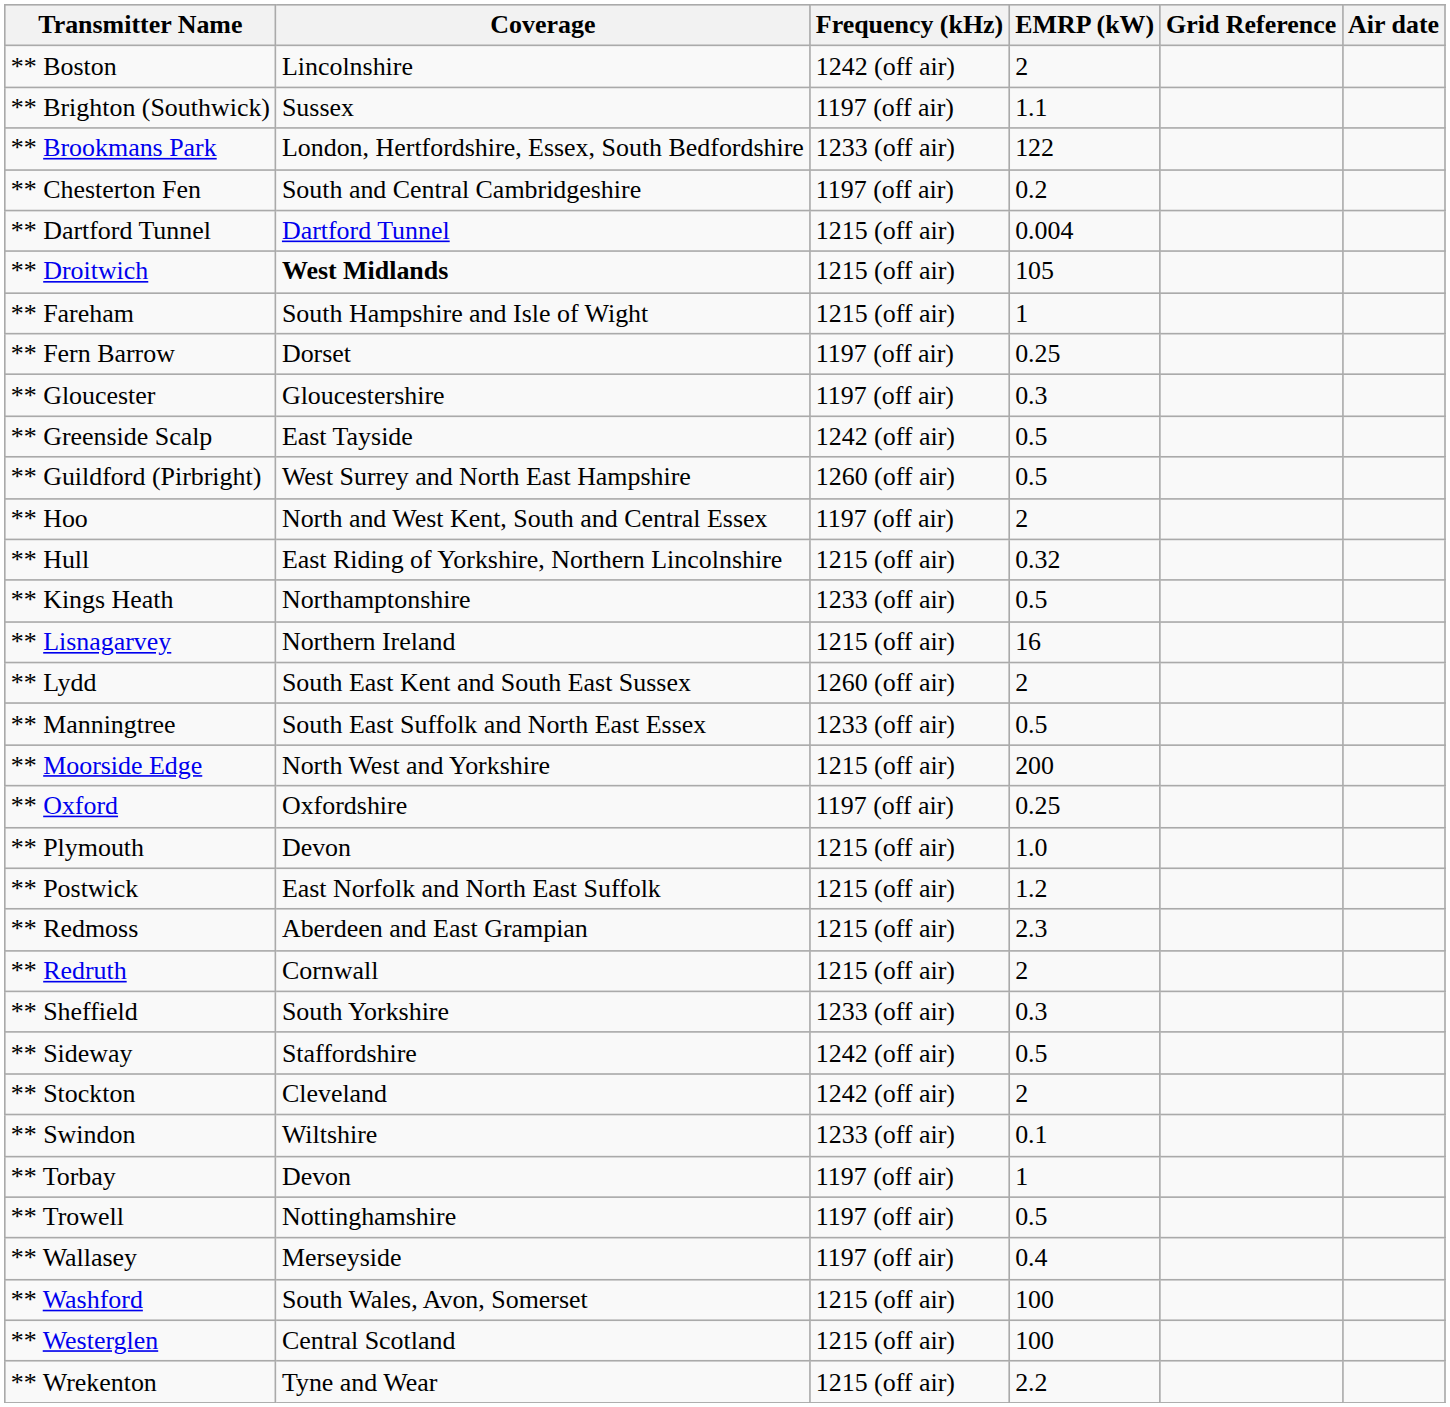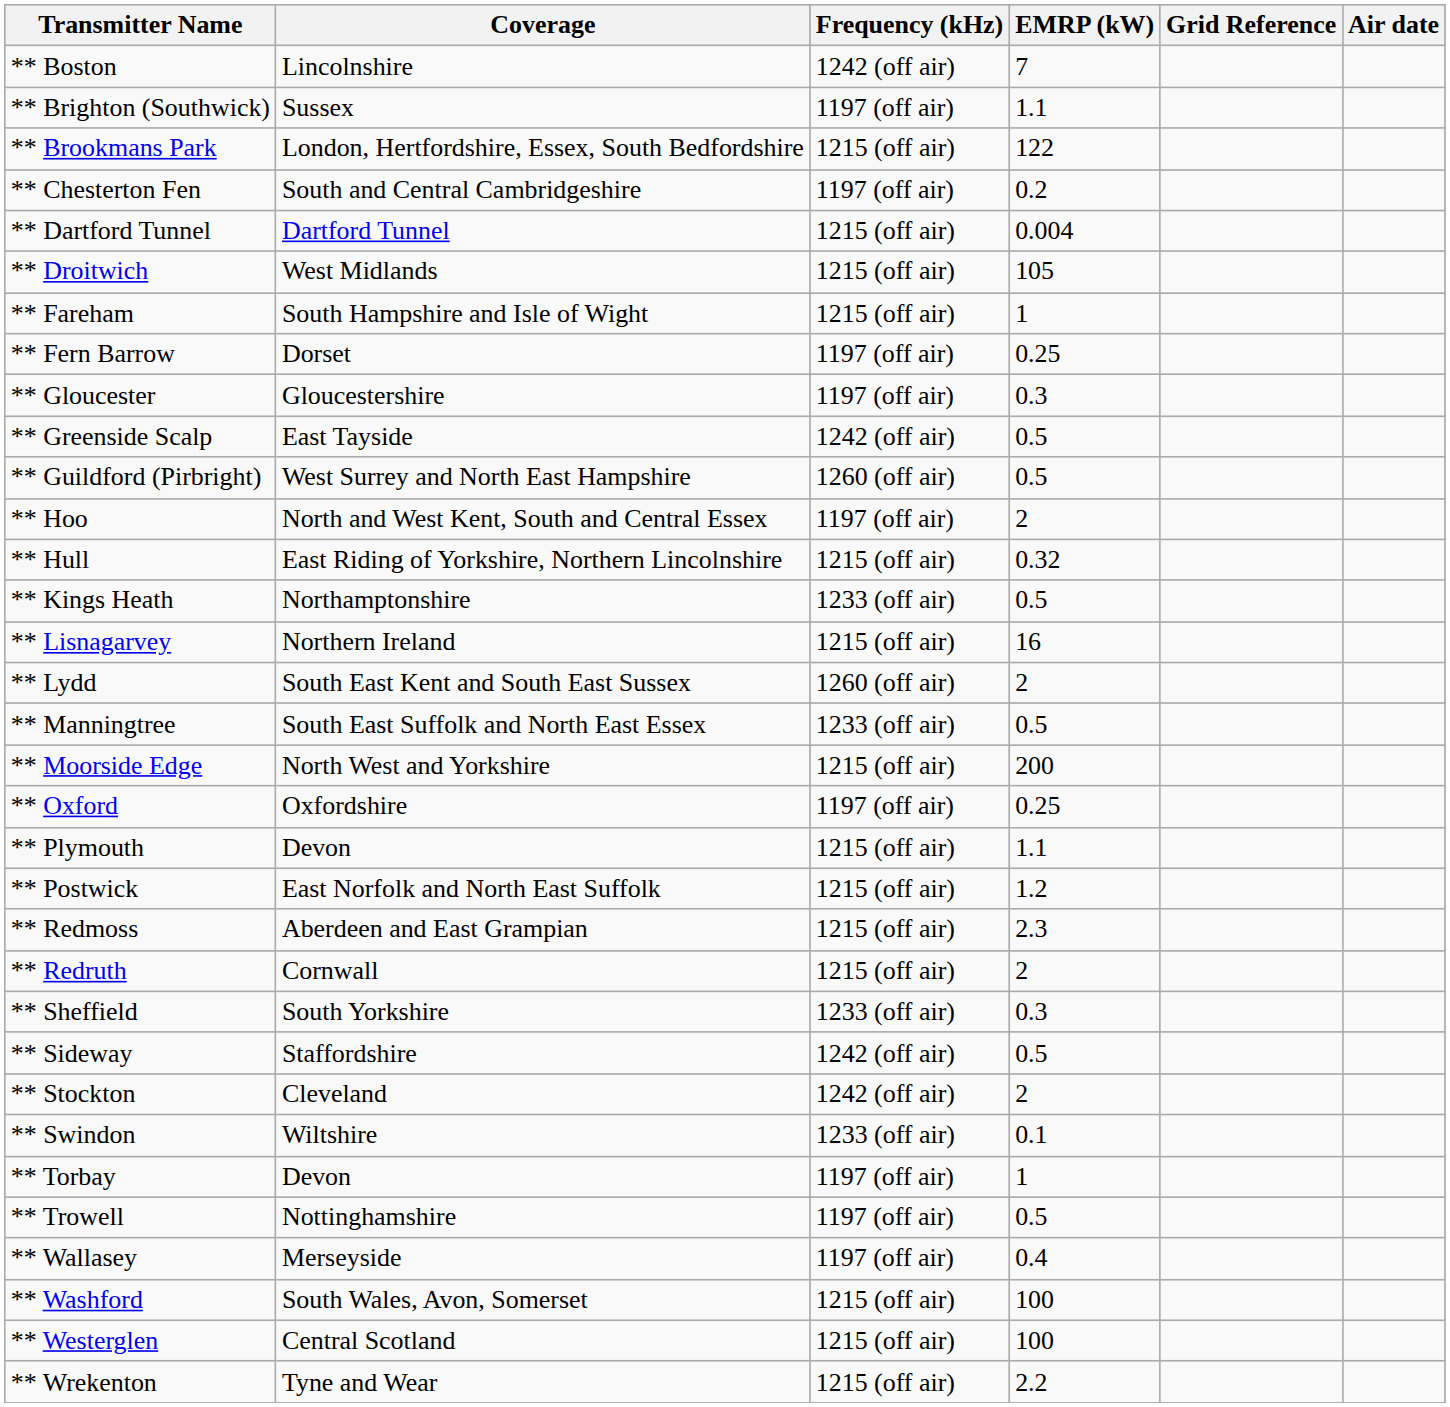(1022, 66) 2 -> (1022, 66) 7
(885, 148) 1233 (off air) -> (885, 148) 1215 (off air)
(365, 271) bold -> (360, 271) normal
(1031, 847) 1.0 -> (1031, 847) 1.1
